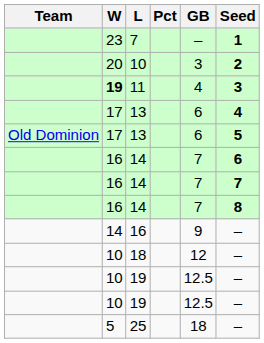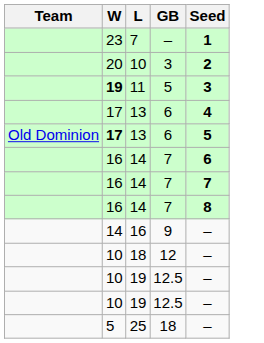- column: (165, 16)
(198, 87) 4 -> (168, 87) 5
(114, 135) normal -> (114, 135) bold
